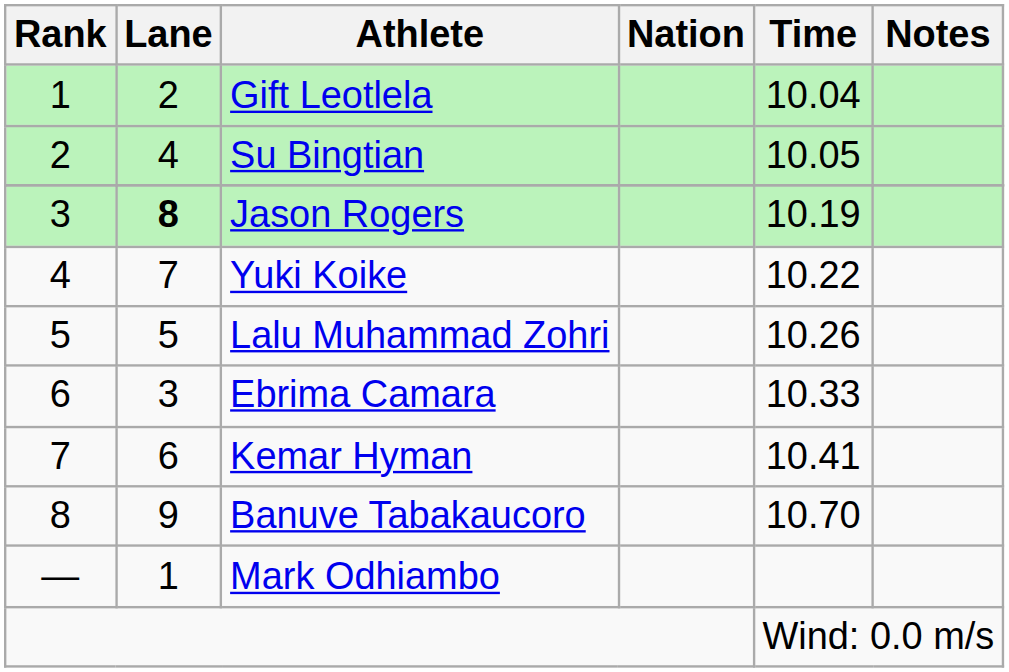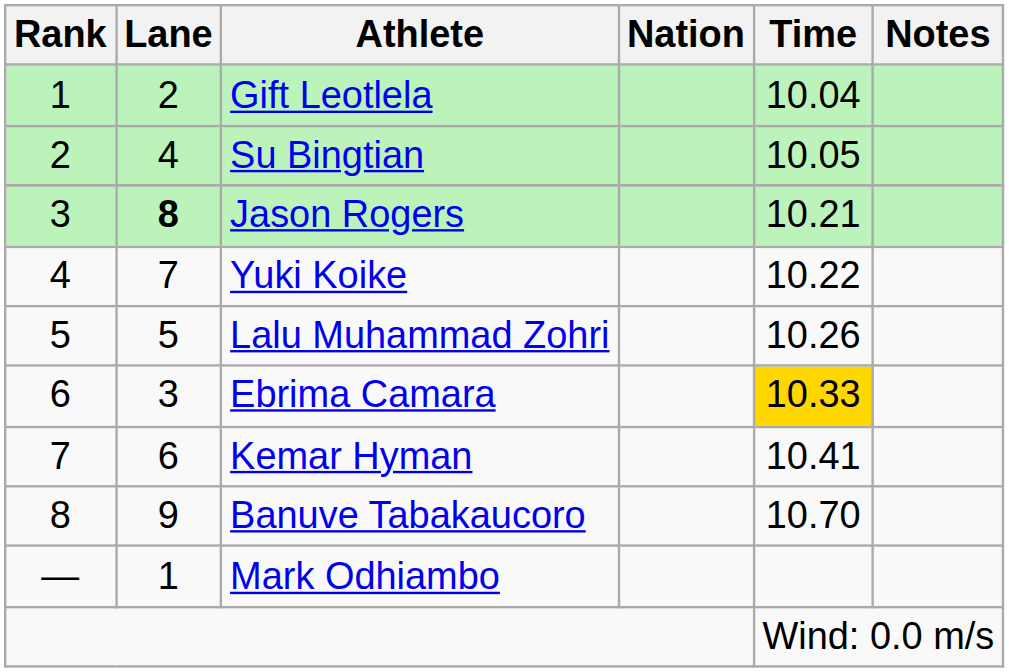(813, 214) 10.19 -> (813, 214) 10.21
(813, 395) no background -> (813, 395) gold background
